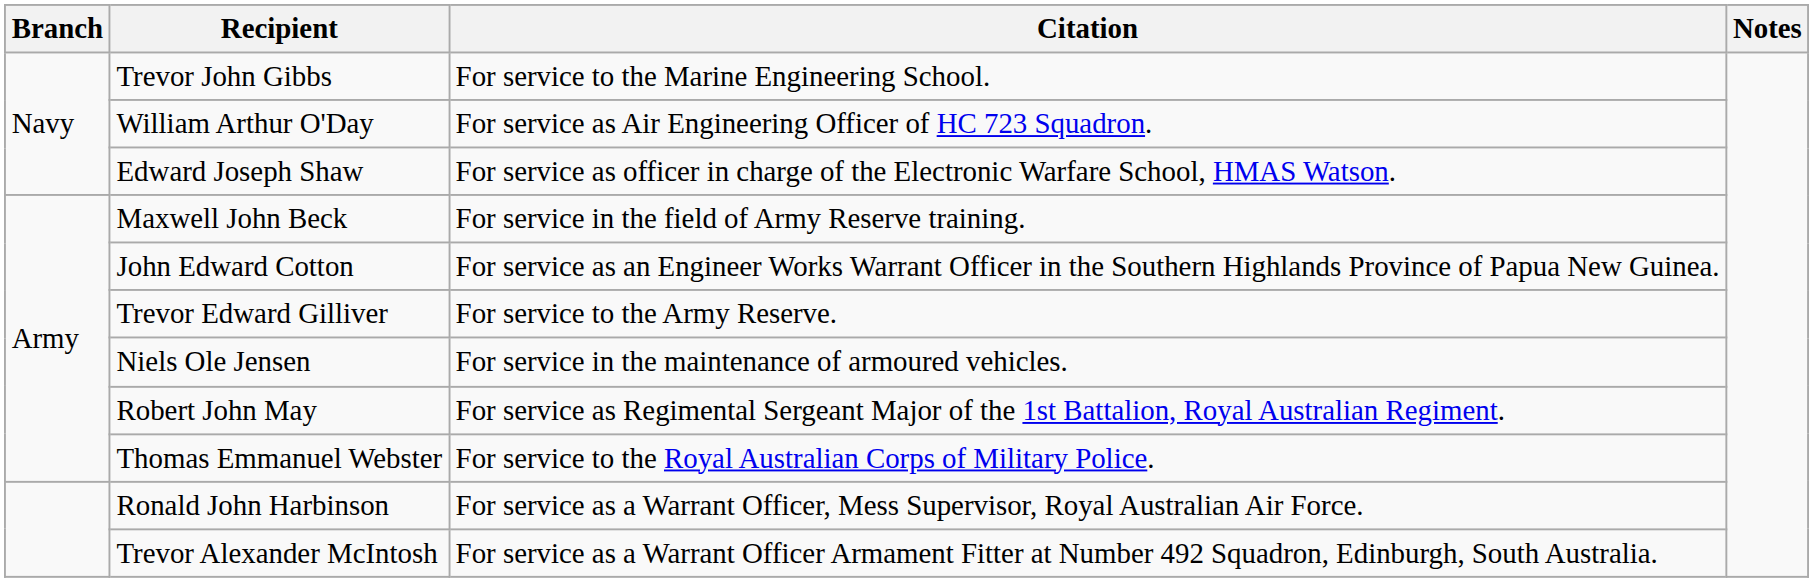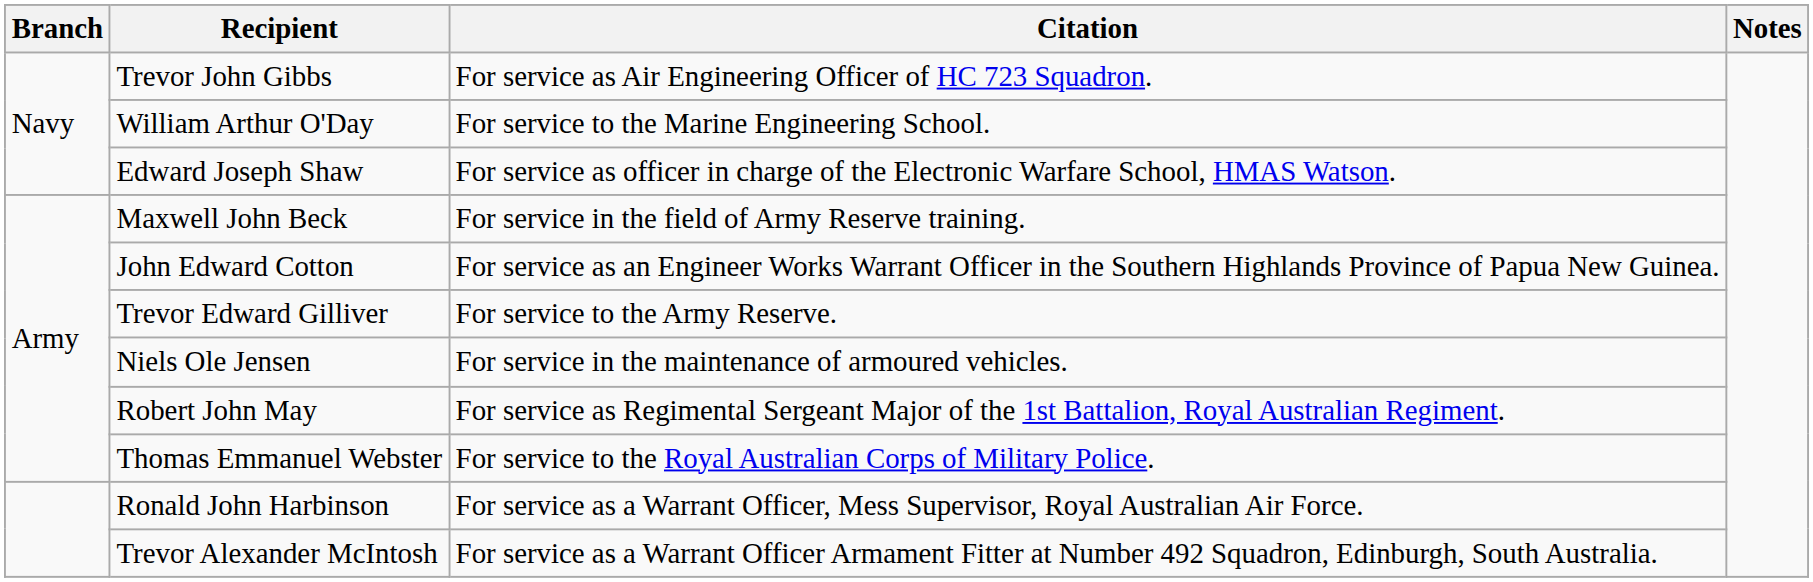(723, 76) For service to the Marine Engineering School. -> (804, 76) For service as Air Engineering Officer of HC 723 Squadron.
(804, 123) For service as Air Engineering Officer of HC 723 Squadron. -> (723, 123) For service to the Marine Engineering School.
